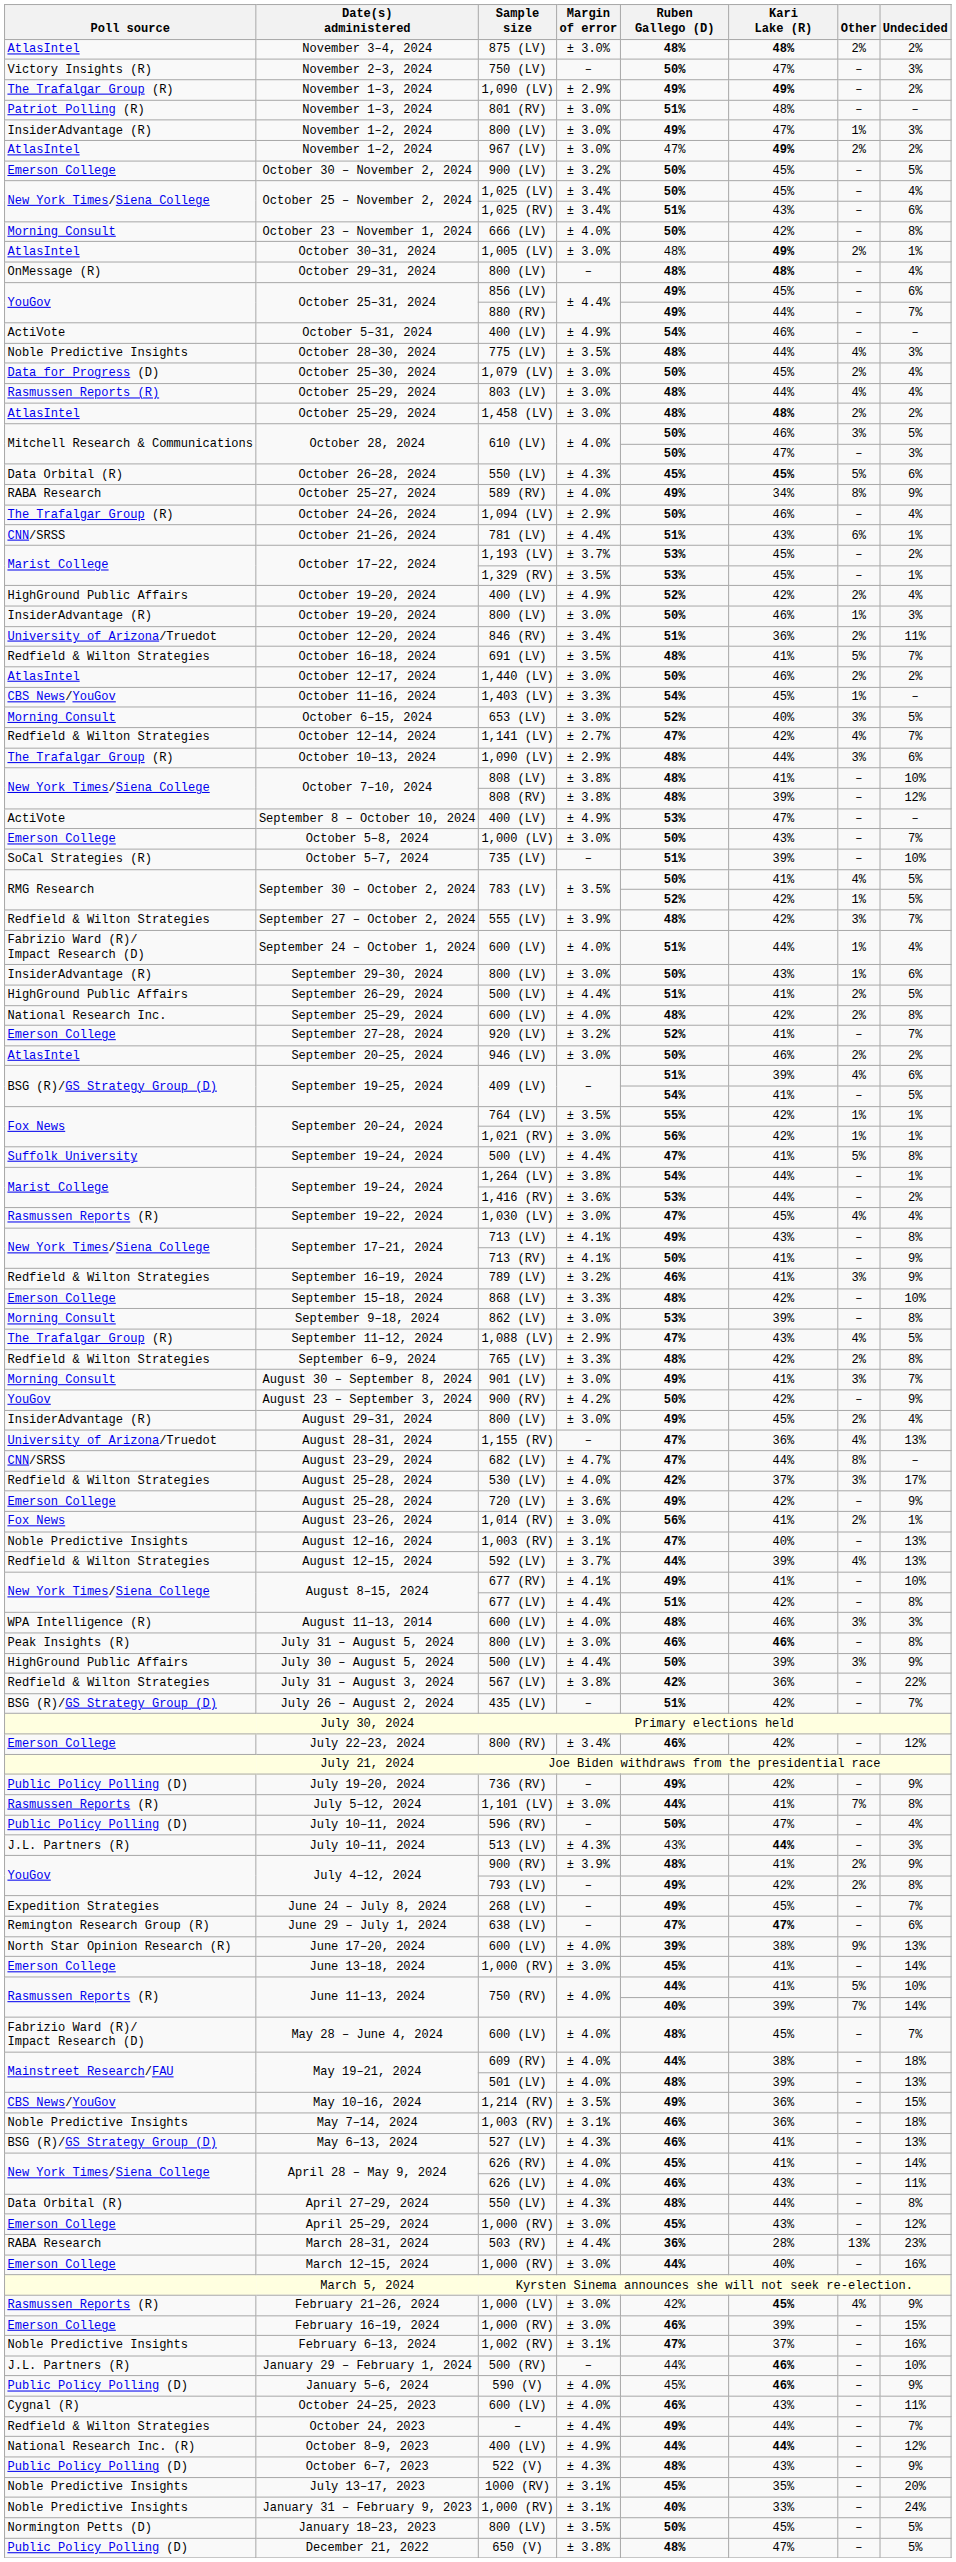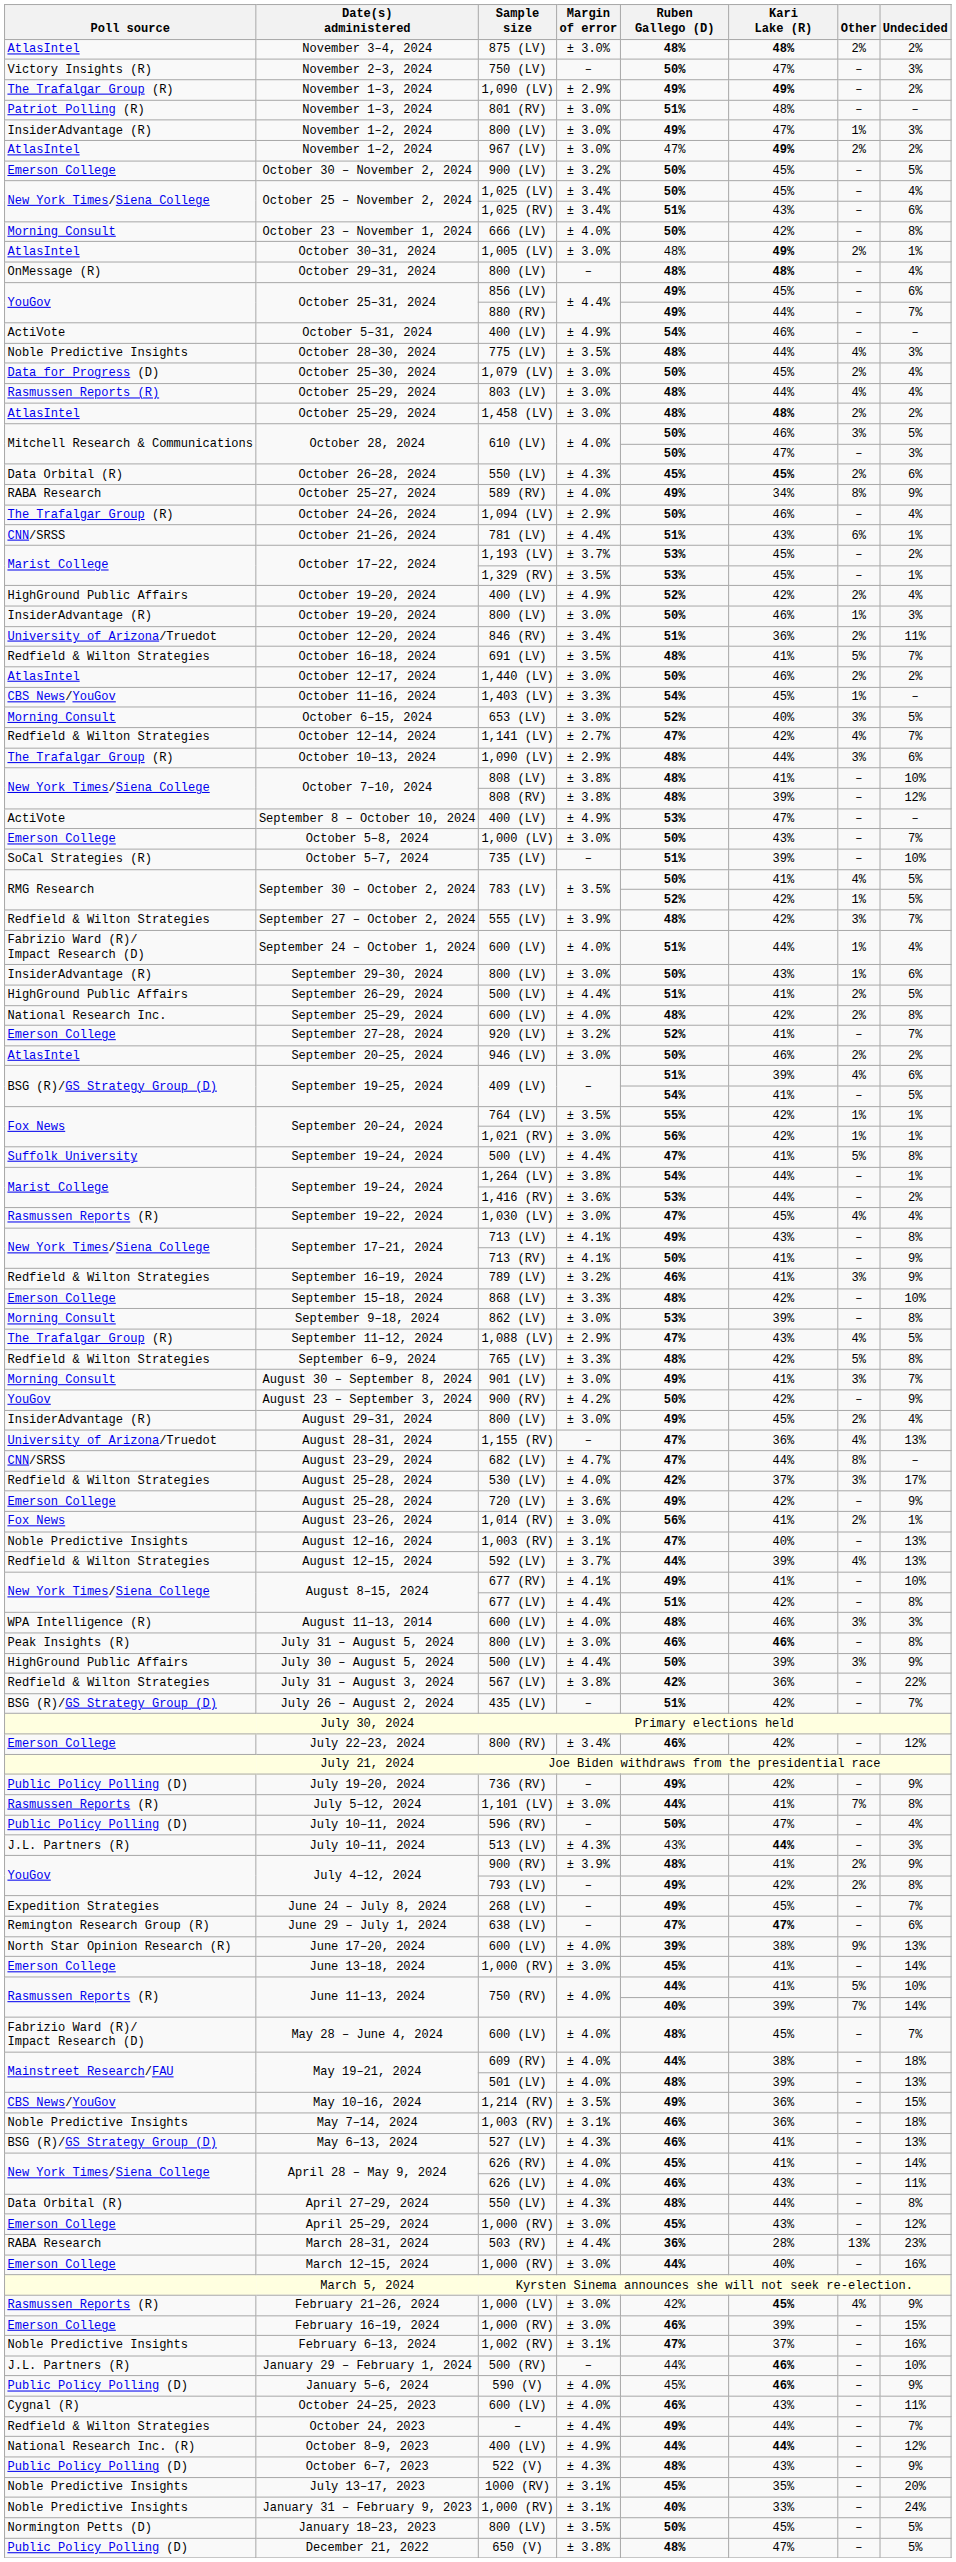(859, 474) 5% -> (859, 474) 2%
(859, 1359) 2% -> (859, 1359) 5%
